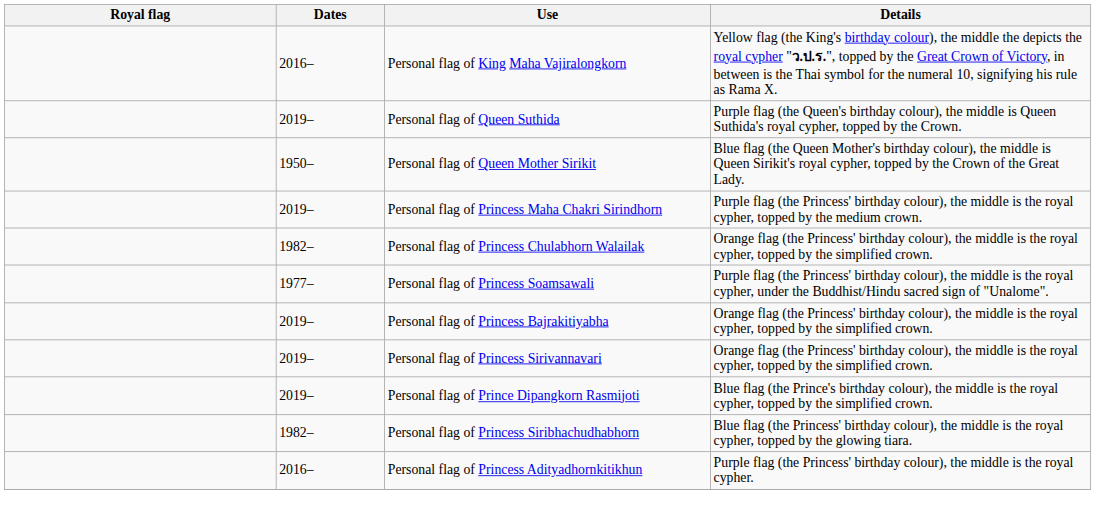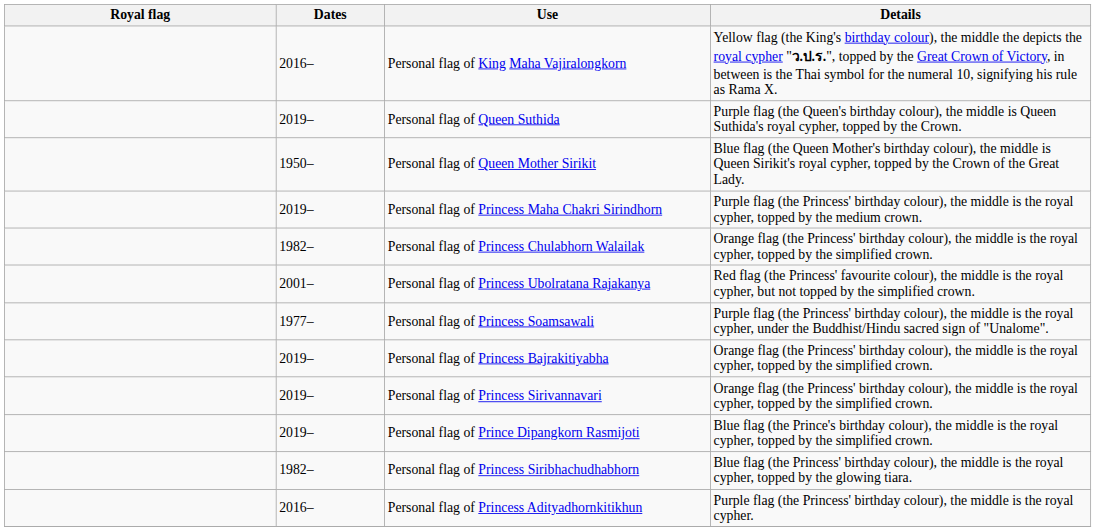+ row: (519, 283)
